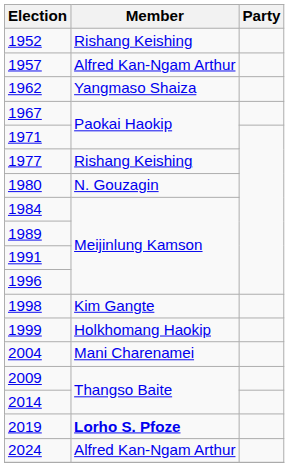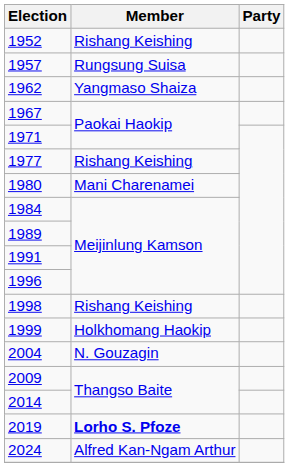(155, 64) Alfred Kan-Ngam Arthur -> (130, 64) Rungsung Suisa
(116, 185) N. Gouzagin -> (134, 185) Mani Charenamei
(114, 305) Kim Gangte -> (133, 305) Rishang Keishing
(134, 354) Mani Charenamei -> (116, 354) N. Gouzagin
